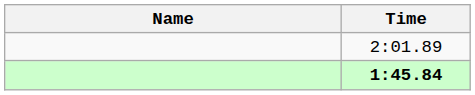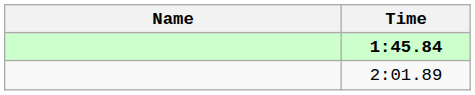rows swapped: (406, 75) <-> (406, 47)
